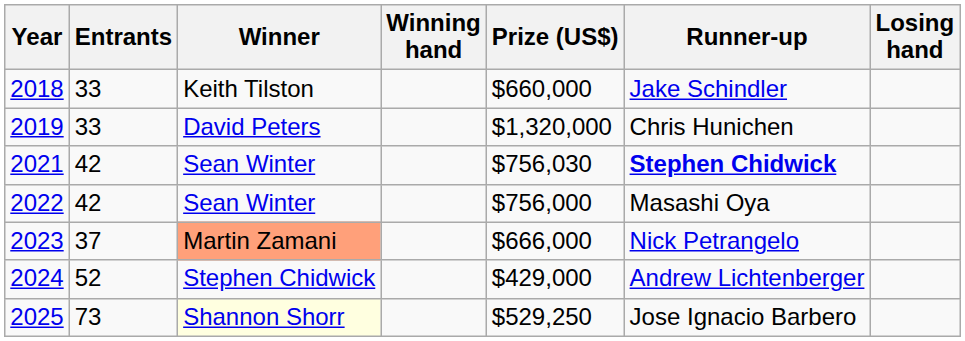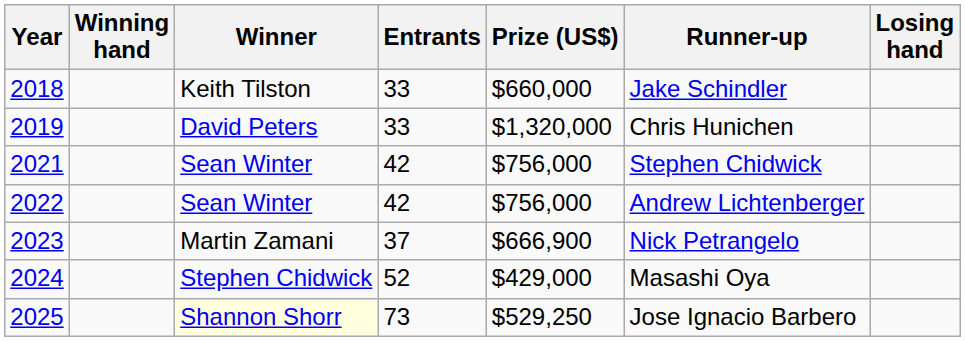columns swapped: (123, 37) <-> (434, 37)
(542, 164) $756,030 -> (542, 164) $756,000
(733, 164) bold -> (726, 164) normal
(700, 202) Masashi Oya -> (747, 202) Andrew Lichtenberger
(260, 240) lightsalmon background -> (257, 240) no background
(542, 240) $666,000 -> (542, 240) $666,900
(747, 278) Andrew Lichtenberger -> (700, 278) Masashi Oya
